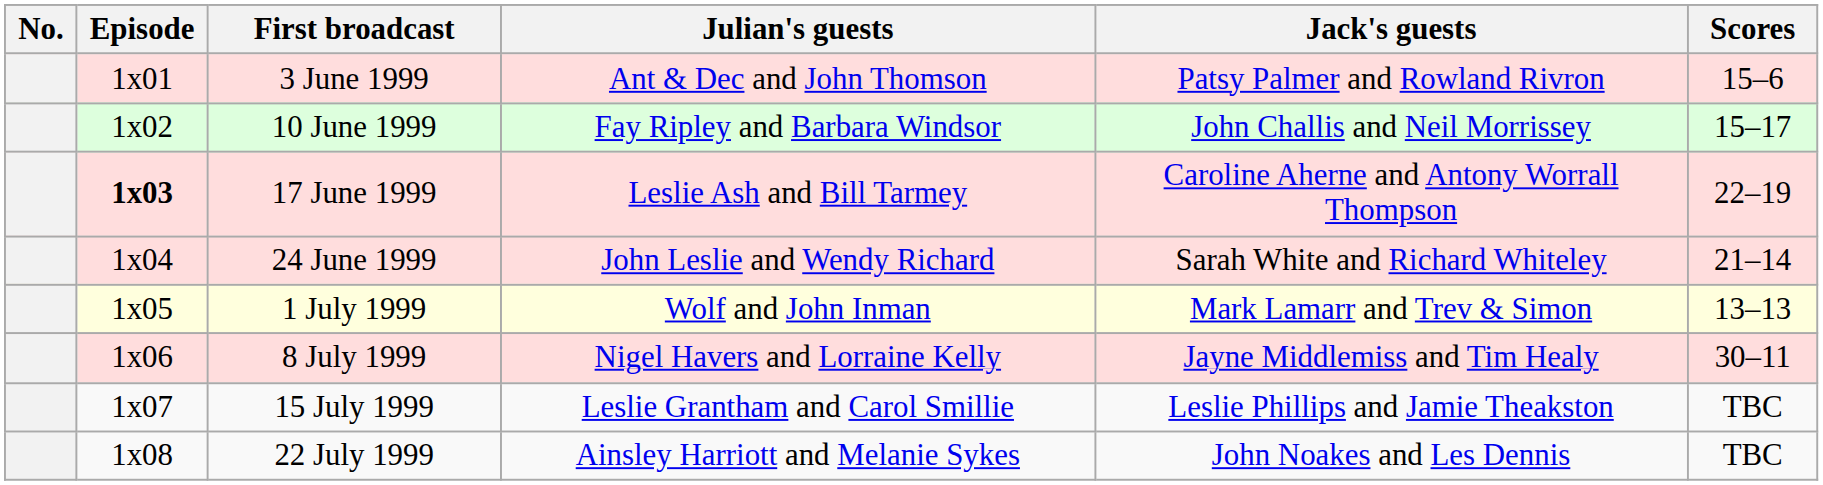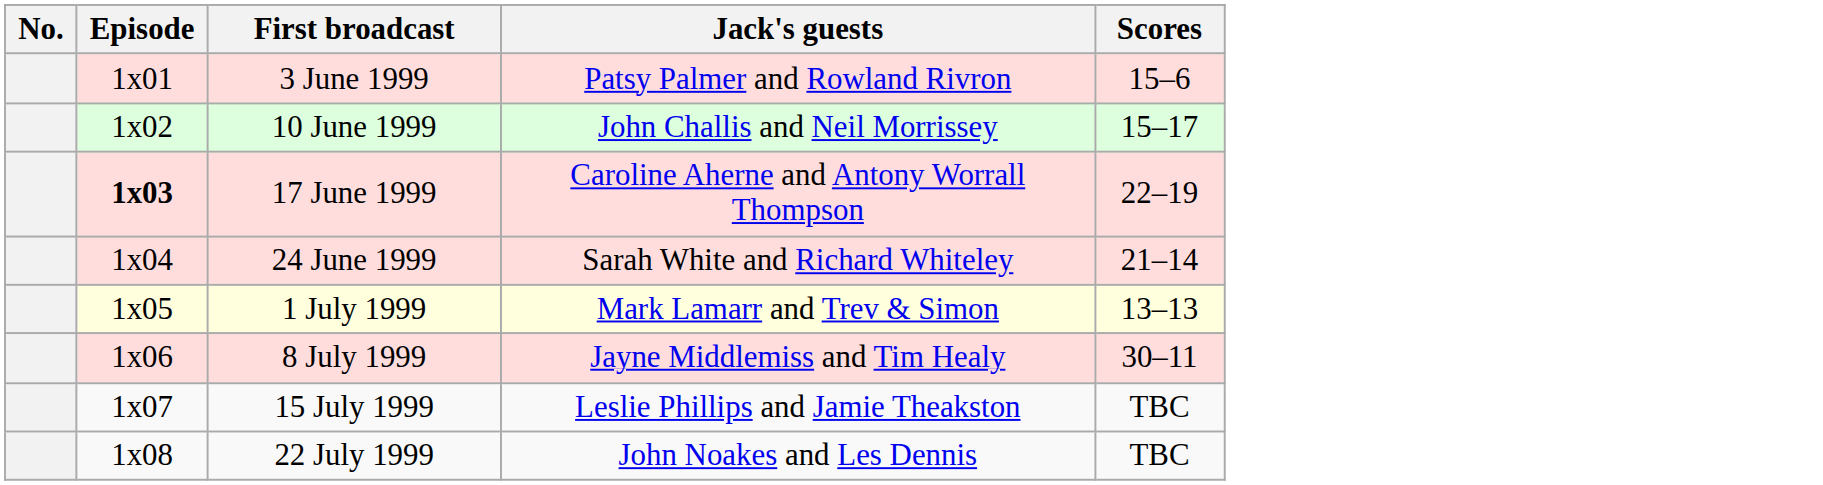- column: (798, 28)
